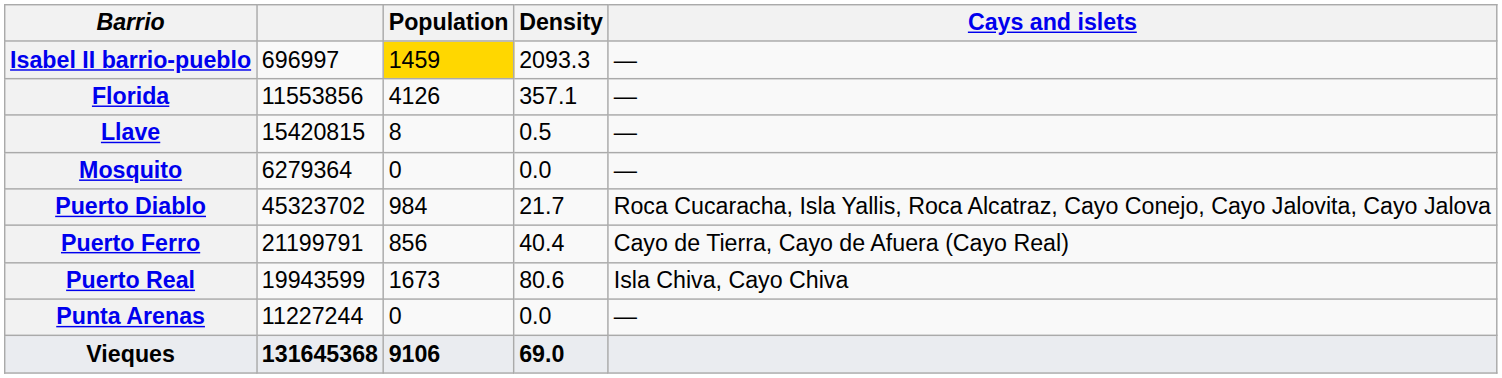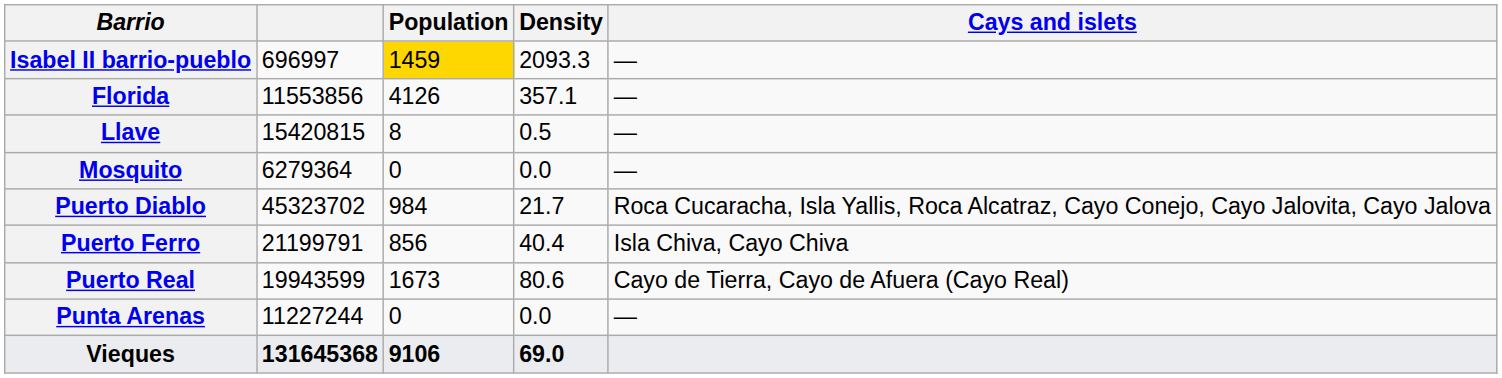(841, 243) Cayo de Tierra, Cayo de Afuera (Cayo Real) -> (731, 243) Isla Chiva, Cayo Chiva
(731, 280) Isla Chiva, Cayo Chiva -> (841, 280) Cayo de Tierra, Cayo de Afuera (Cayo Real)
